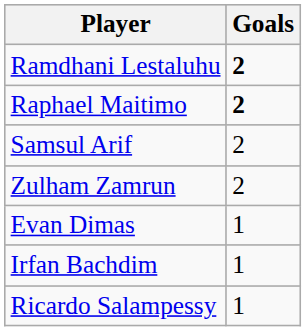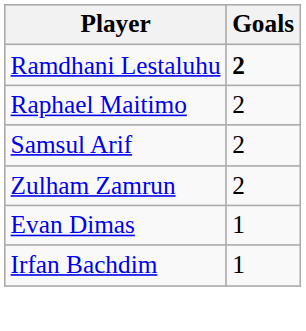(263, 105) bold -> (263, 105) normal
- row: (113, 305)
